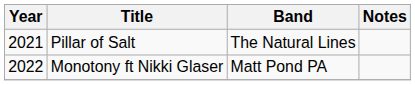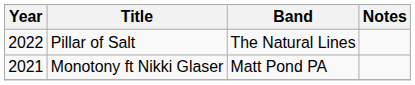(26, 42) 2021 -> (26, 42) 2022
(26, 67) 2022 -> (26, 67) 2021
